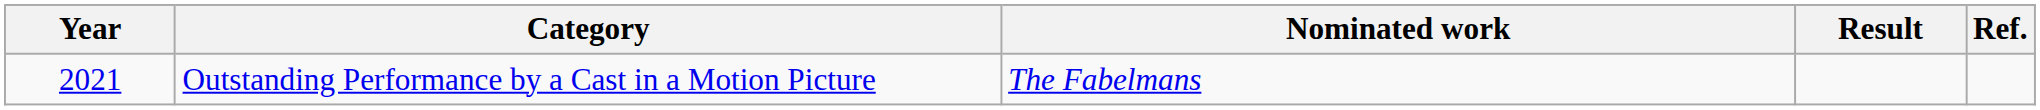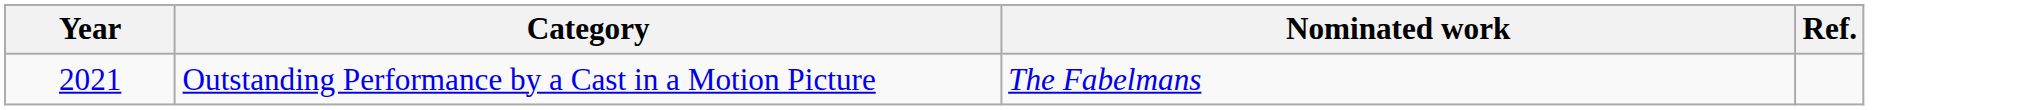- column: (1881, 29)
